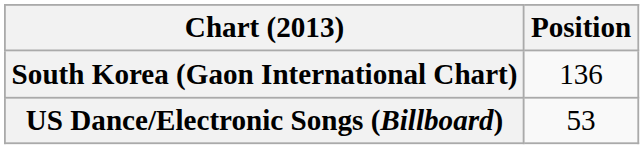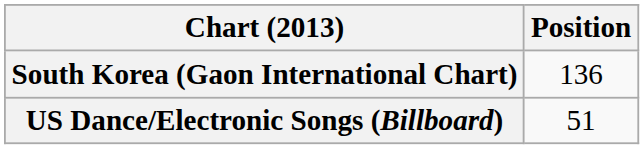(581, 119) 53 -> (581, 119) 51
